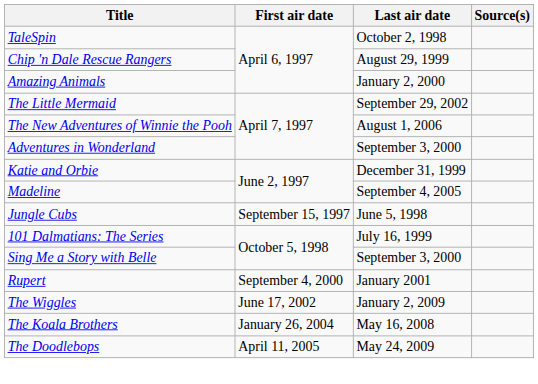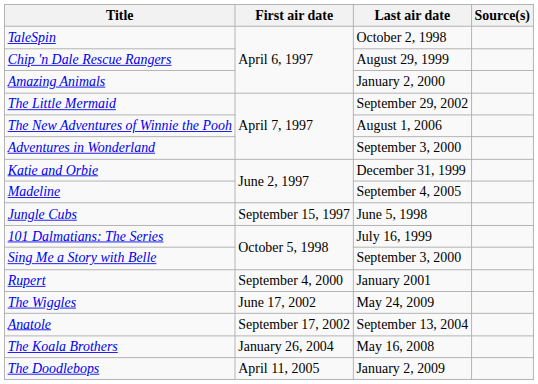(401, 302) January 2, 2009 -> (395, 302) May 24, 2009
+ row: (29, 324)
(395, 346) May 24, 2009 -> (401, 368) January 2, 2009
